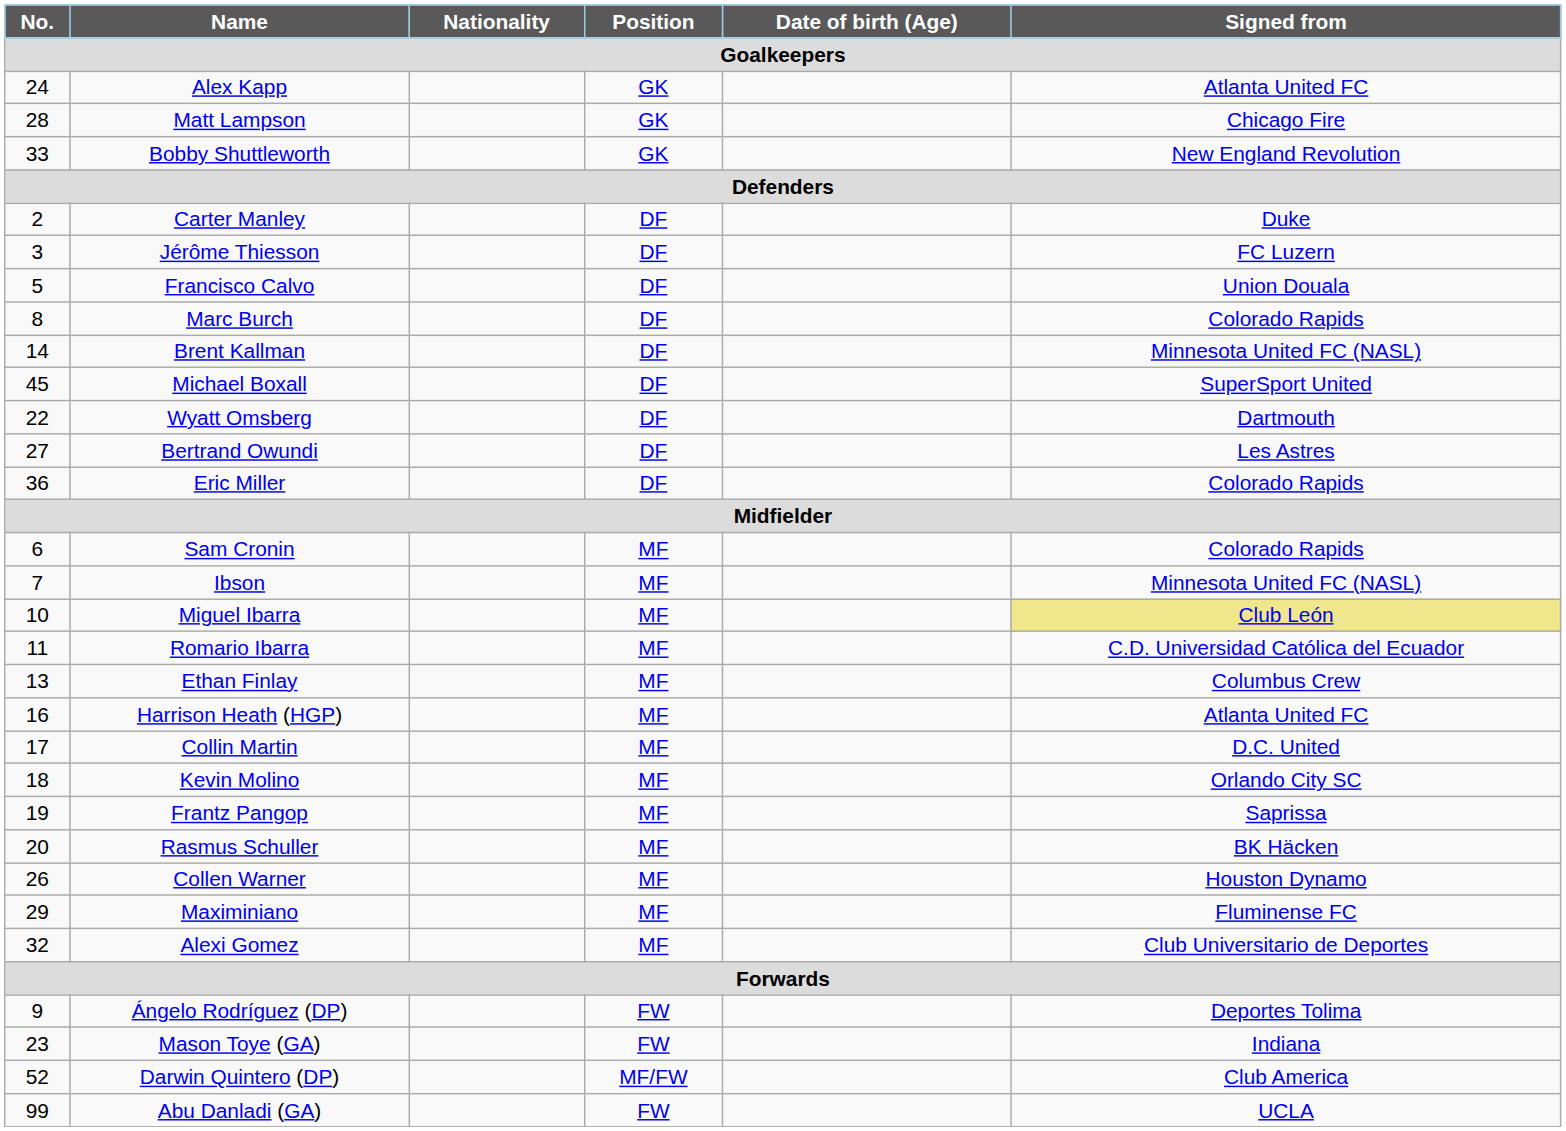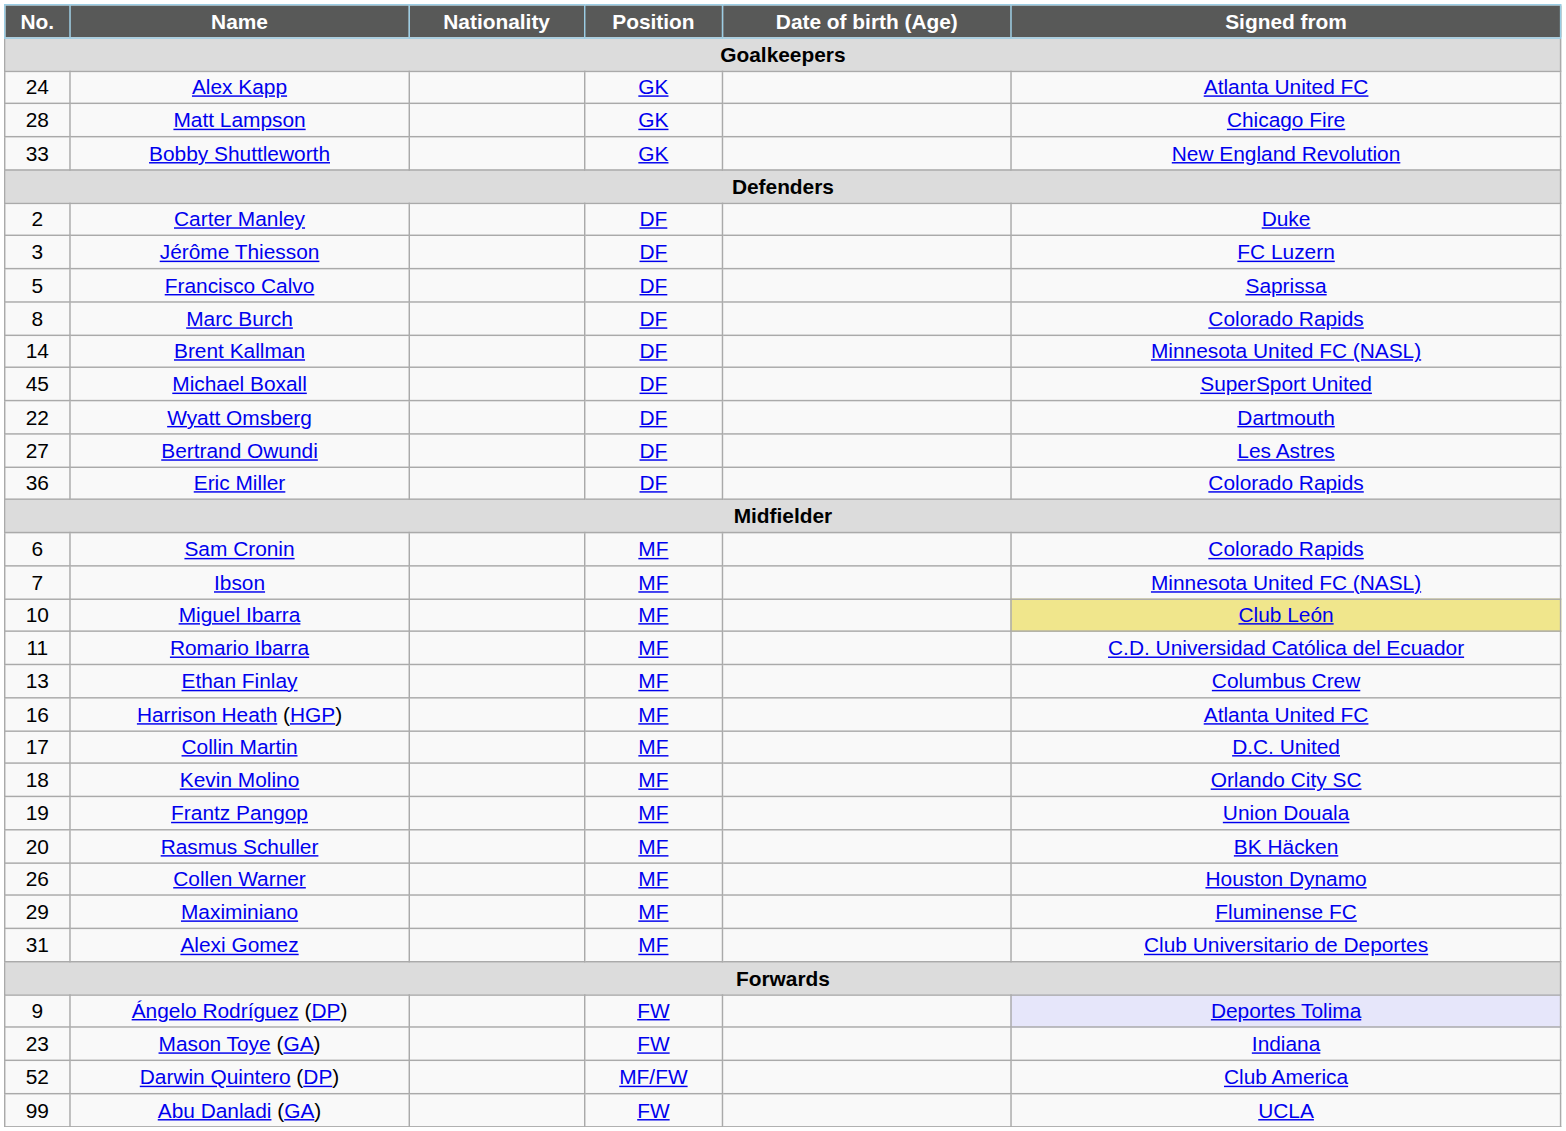(1286, 286) Union Douala -> (1286, 286) Saprissa
(1286, 813) Saprissa -> (1286, 813) Union Douala
(37, 945) 32 -> (37, 945) 31
(1286, 1011) no background -> (1286, 1011) lavender background
